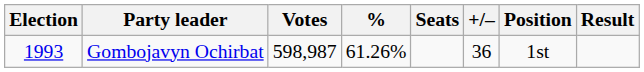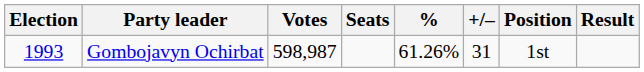columns swapped: (376, 20) <-> (437, 20)
(482, 51) 36 -> (482, 51) 31
